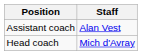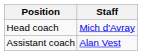rows swapped: (33, 43) <-> (41, 27)
